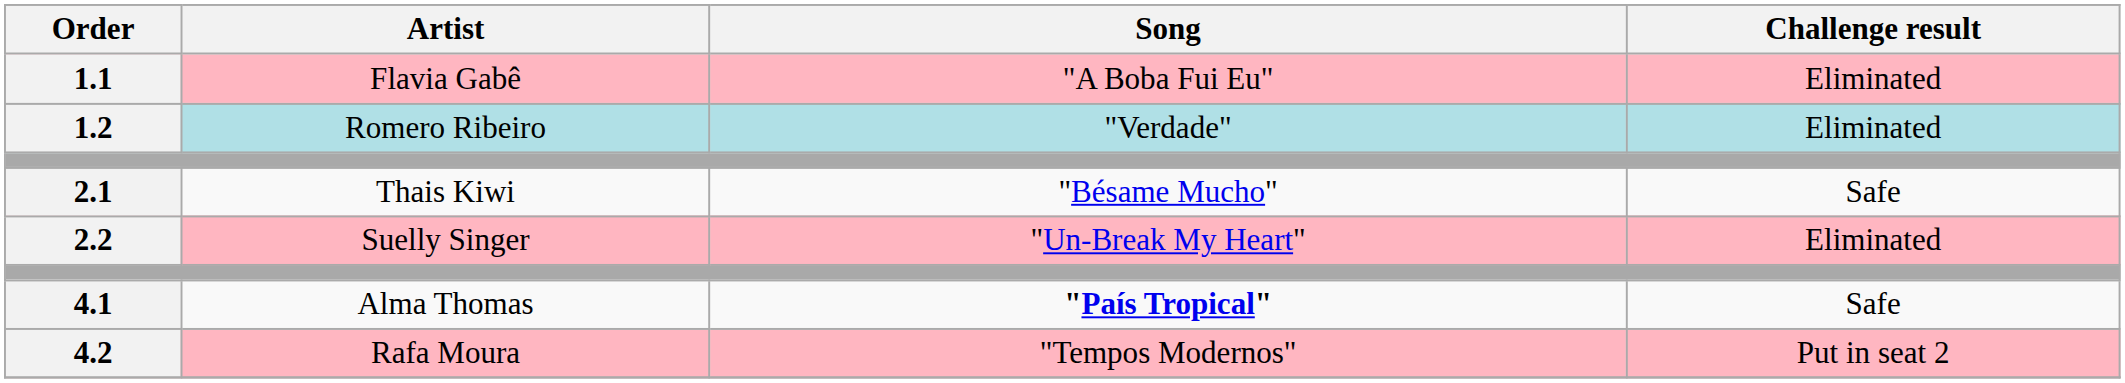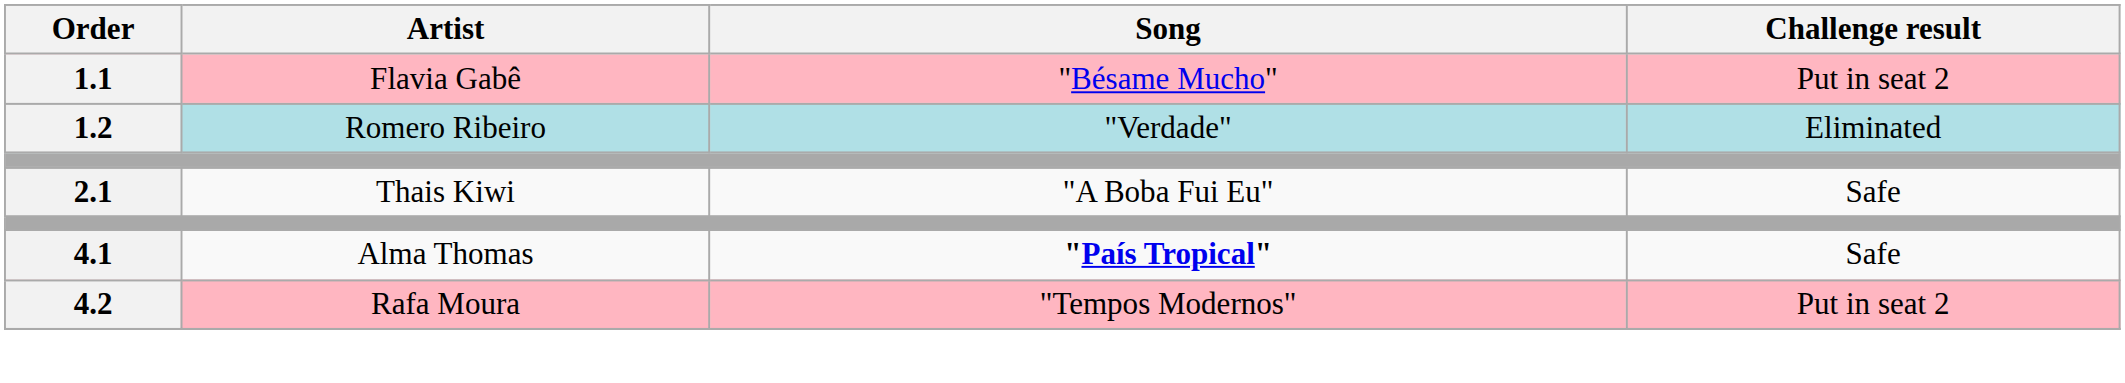(1168, 78) "A Boba Fui Eu" -> (1168, 78) "Bésame Mucho"
(1873, 78) Eliminated -> (1873, 78) Put in seat 2
(1168, 191) "Bésame Mucho" -> (1168, 191) "A Boba Fui Eu"
- row: (93, 240)
